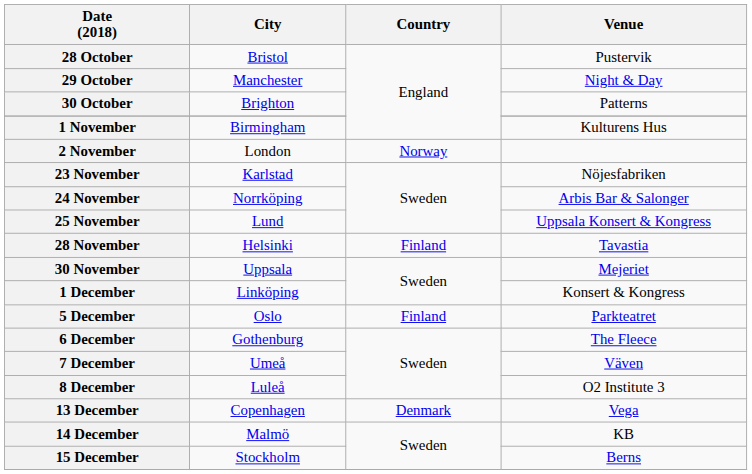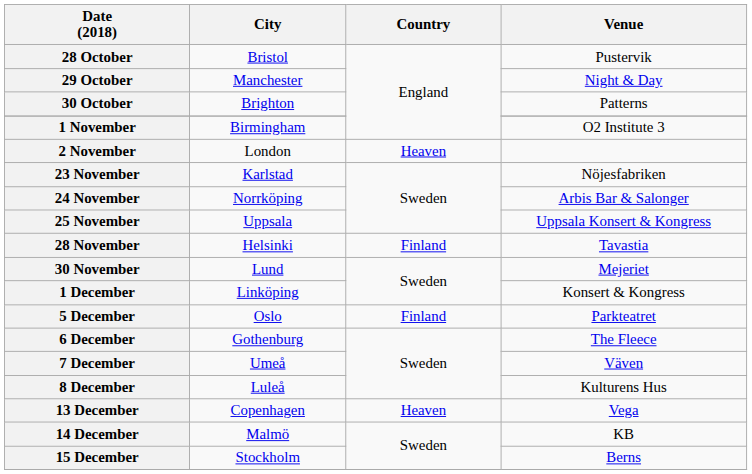(624, 127) Kulturens Hus -> (624, 127) O2 Institute 3
(423, 151) Norway -> (423, 151) Heaven
(268, 221) Lund -> (268, 221) Uppsala
(268, 269) Uppsala -> (268, 269) Lund
(624, 387) O2 Institute 3 -> (624, 387) Kulturens Hus
(423, 410) Denmark -> (423, 410) Heaven
